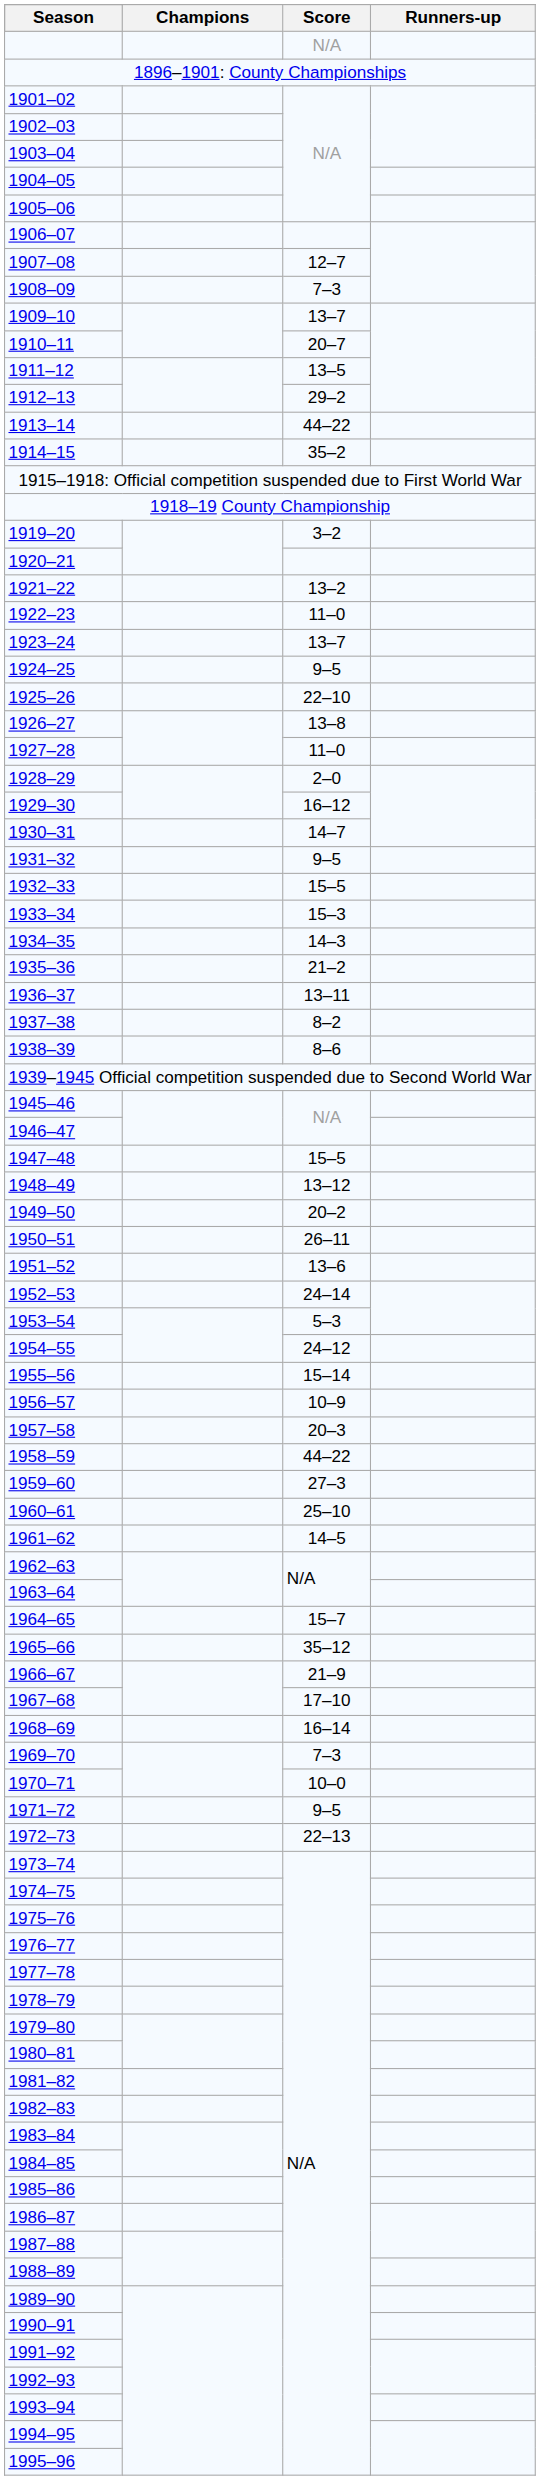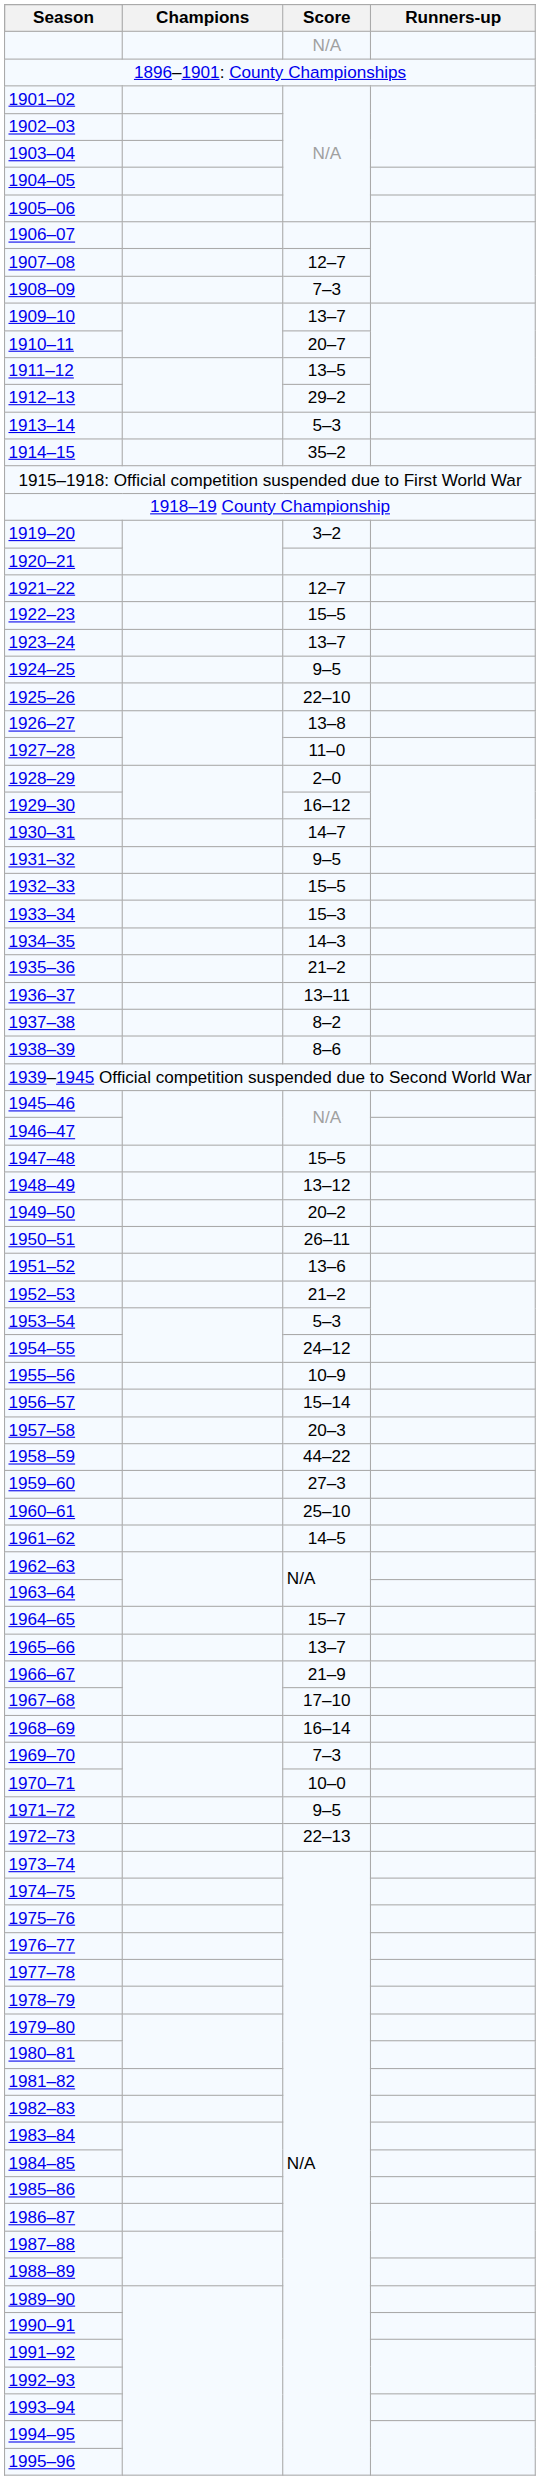(327, 425) 44–22 -> (327, 425) 5–3
(327, 588) 13–2 -> (327, 588) 12–7
(327, 615) 11–0 -> (327, 615) 15–5
(327, 1294) 24–14 -> (327, 1294) 21–2
(327, 1375) 15–14 -> (327, 1375) 10–9
(327, 1402) 10–9 -> (327, 1402) 15–14
(327, 1647) 35–12 -> (327, 1647) 13–7
